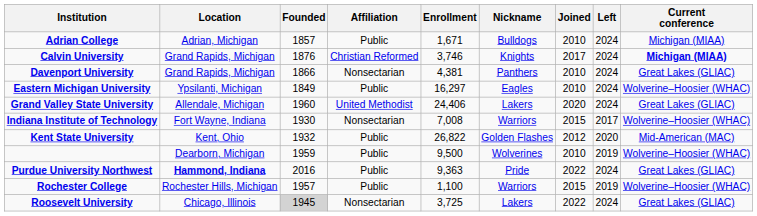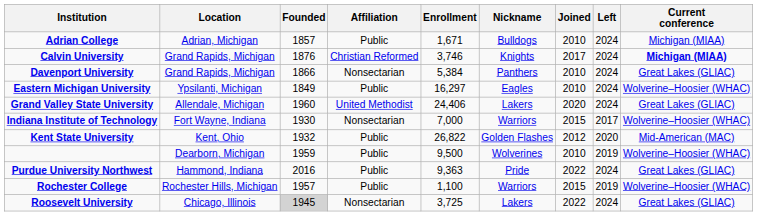(450, 72) 4,381 -> (450, 72) 5,384
(450, 121) 7,008 -> (450, 121) 7,000
(220, 170) bold -> (220, 170) normal
